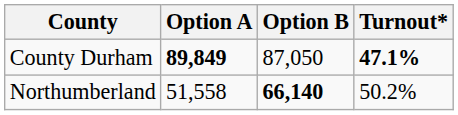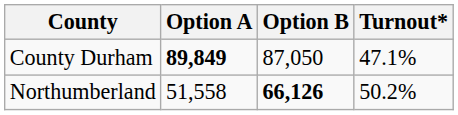(390, 57) bold -> (388, 57) normal
(293, 92) 66,140 -> (293, 92) 66,126
